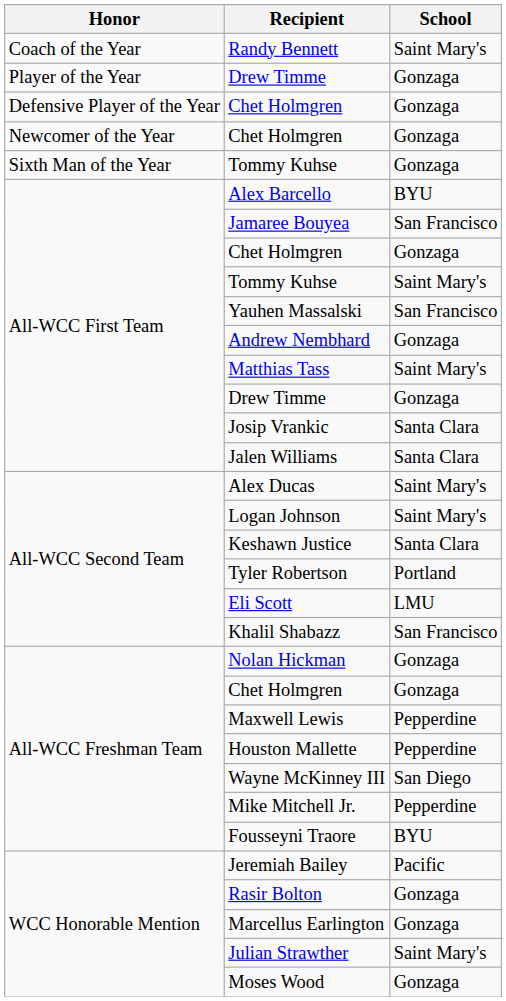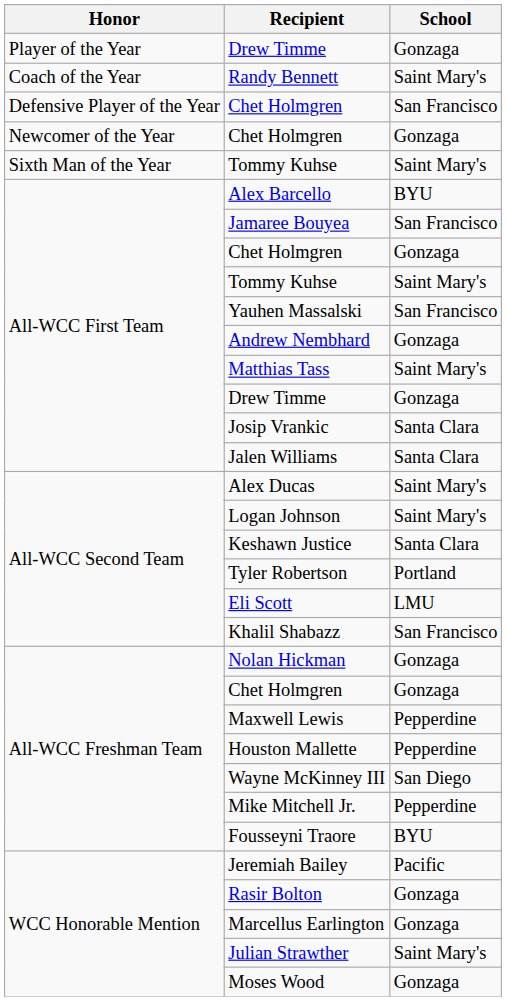rows swapped: (75, 77) <-> (75, 48)
(426, 106) Gonzaga -> (446, 106) San Francisco
(426, 164) Gonzaga -> (440, 164) Saint Mary's
